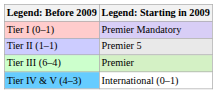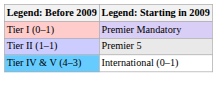- row: (34, 63)
